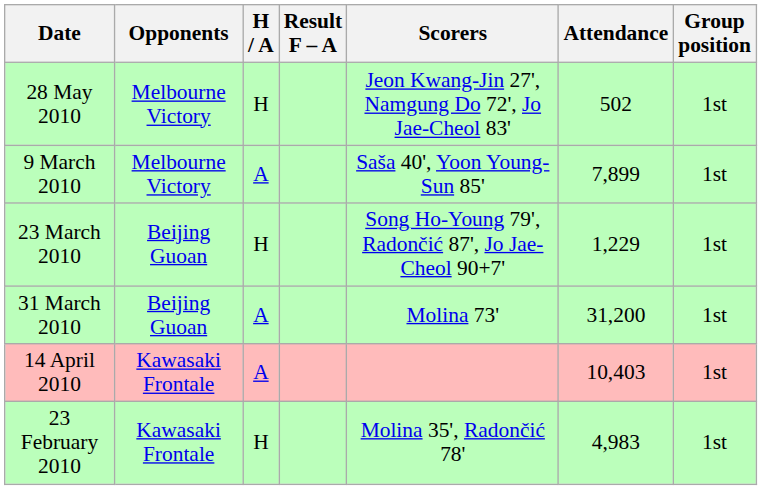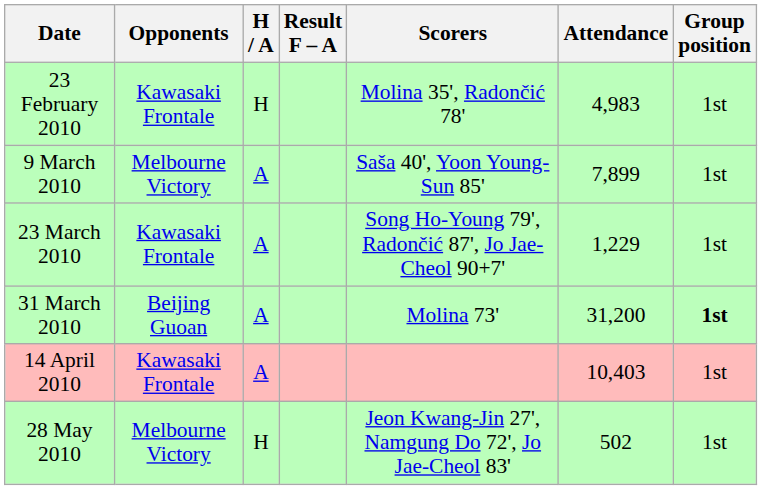rows swapped: (59, 442) <-> (59, 103)
(179, 244) Beijing Guoan -> (179, 244) Kawasaki Frontale
(261, 244) H -> (261, 244) A
(715, 314) normal -> (715, 314) bold
